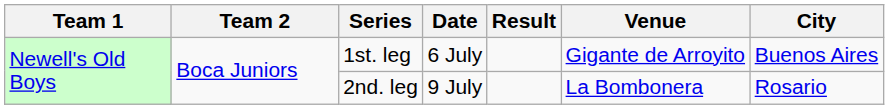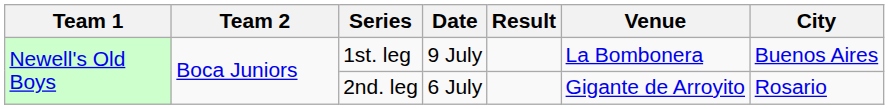(455, 54) 6 July -> (455, 54) 9 July
(655, 54) Gigante de Arroyito -> (634, 54) La Bombonera
(455, 87) 9 July -> (455, 87) 6 July
(634, 87) La Bombonera -> (655, 87) Gigante de Arroyito
